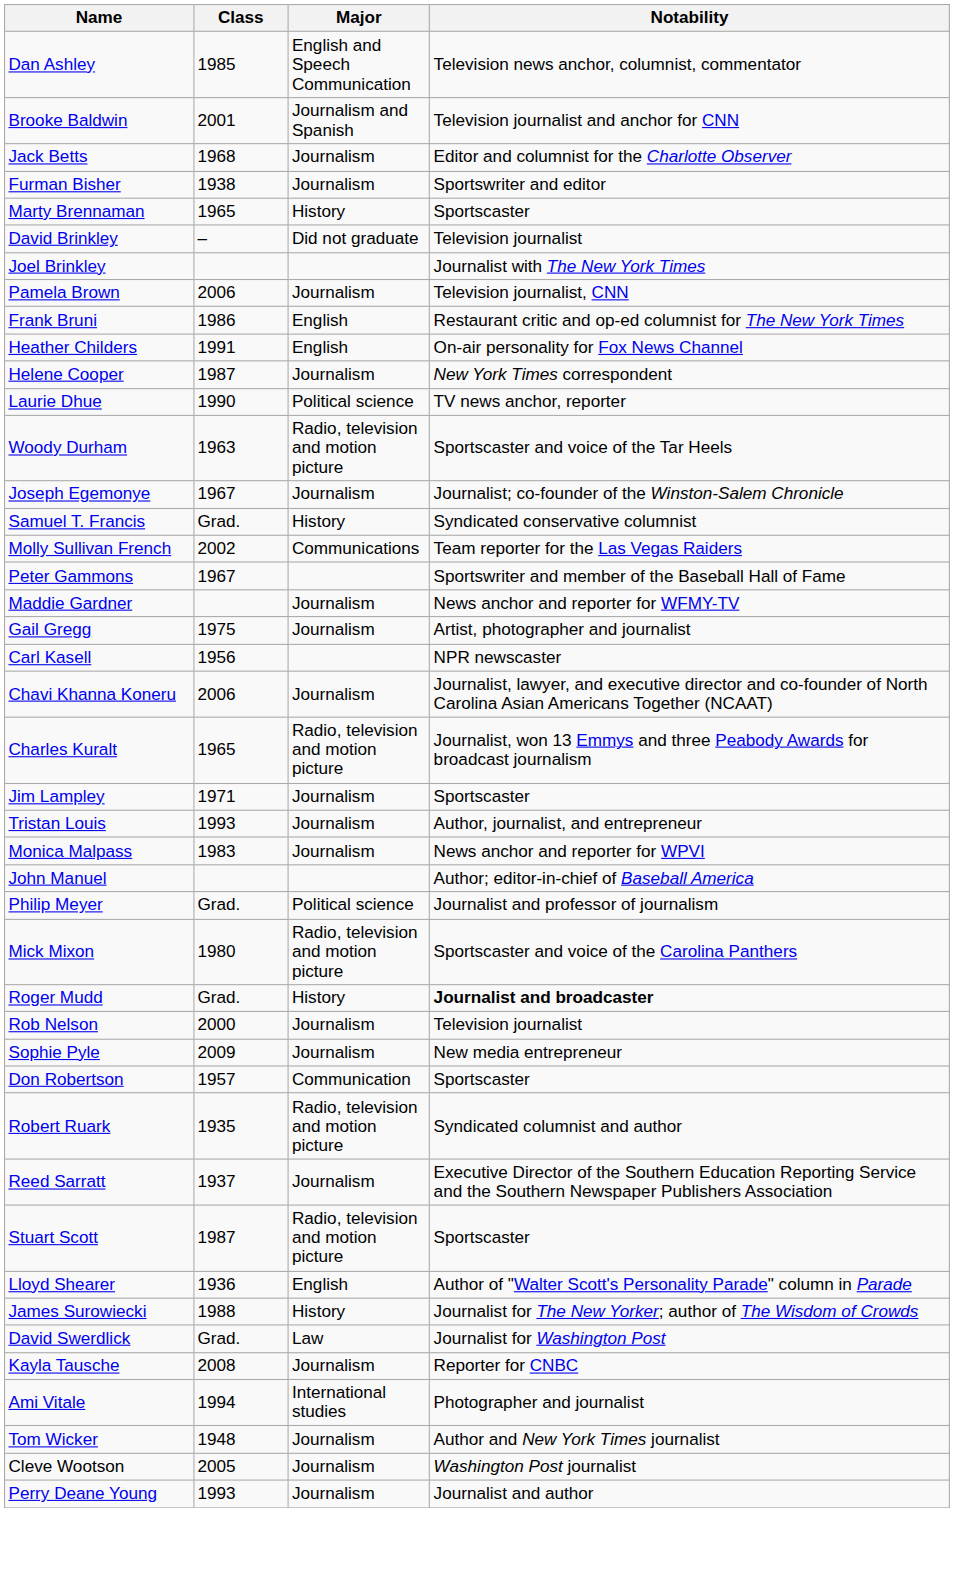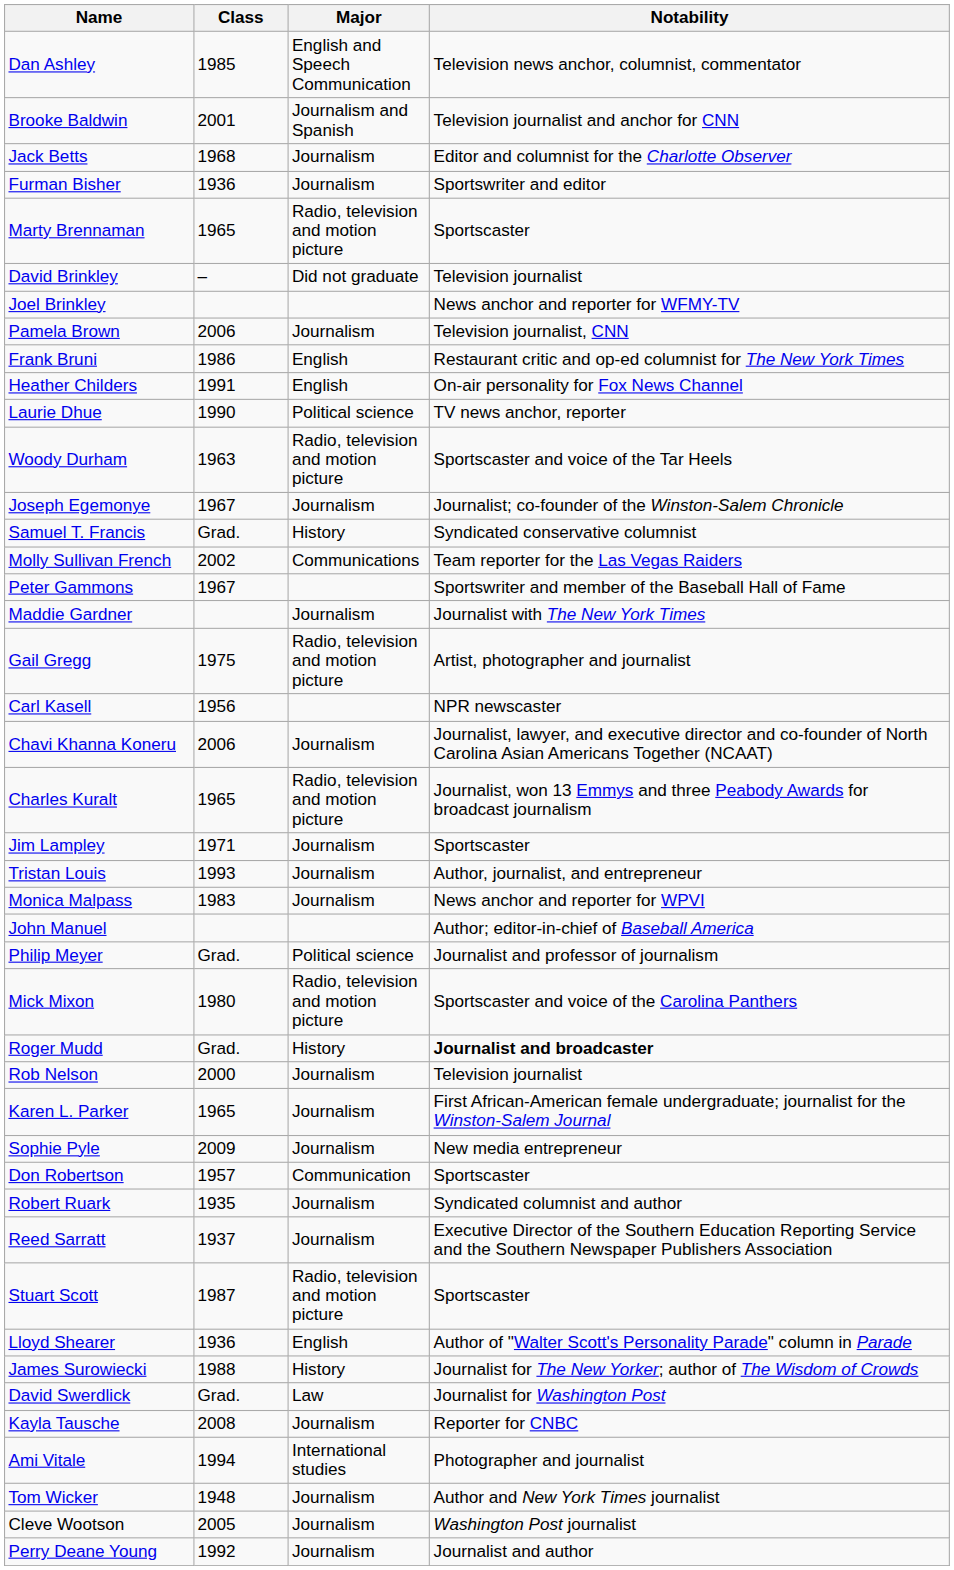(216, 184) 1938 -> (216, 184) 1936
(319, 211) History -> (355, 230) Radio, television and motion picture
(569, 265) Journalist with The New York Times -> (586, 304) News anchor and reporter for WFMY-TV
- row: (66, 374)
(586, 603) News anchor and reporter for WFMY-TV -> (569, 614) Journalist with The New York Times
(333, 630) Journalism -> (355, 660) Radio, television and motion picture
+ row: (68, 1111)
(355, 1125) Radio, television and motion picture -> (333, 1202) Journalism
(216, 1493) 1993 -> (216, 1551) 1992
